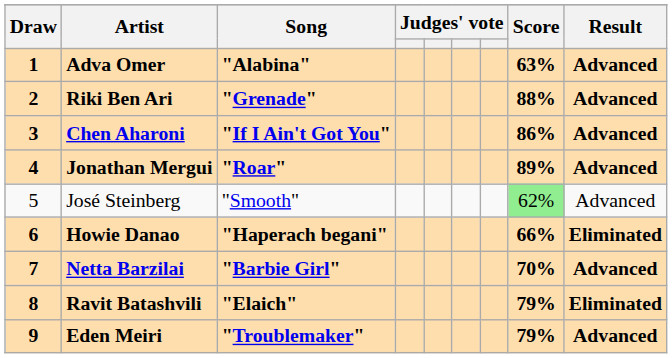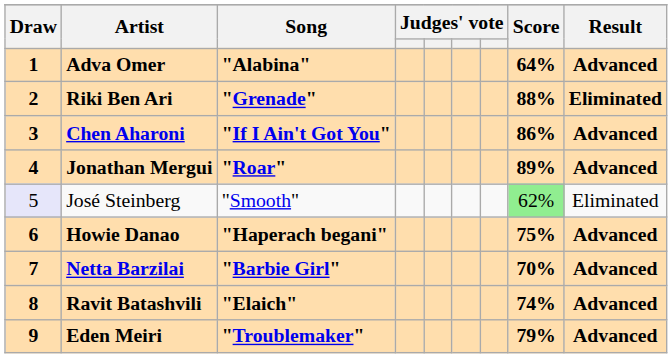(536, 65) 63% -> (536, 65) 64%
(615, 99) Advanced -> (615, 99) Eliminated
(33, 201) no background -> (33, 201) lavender background
(615, 201) Advanced -> (615, 201) Eliminated
(536, 235) 66% -> (536, 235) 75%
(615, 235) Eliminated -> (615, 235) Advanced
(536, 303) 79% -> (536, 303) 74%
(615, 303) Eliminated -> (615, 303) Advanced
